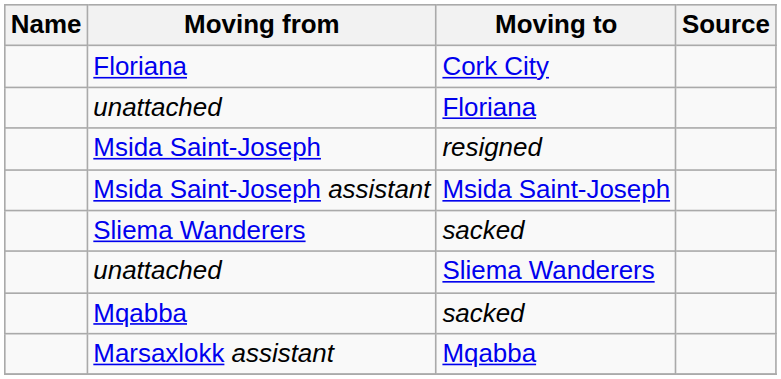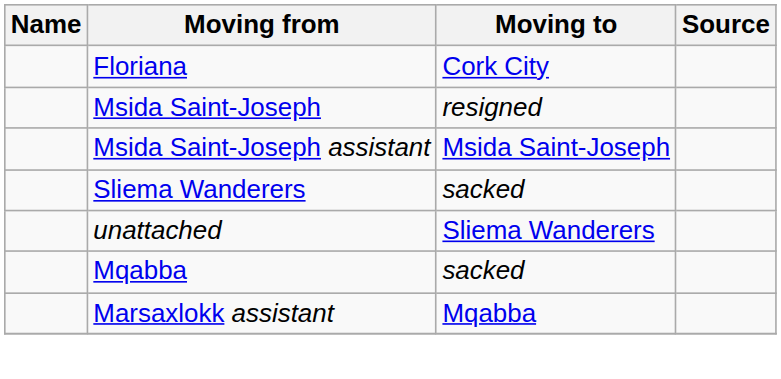- row: (157, 107)
